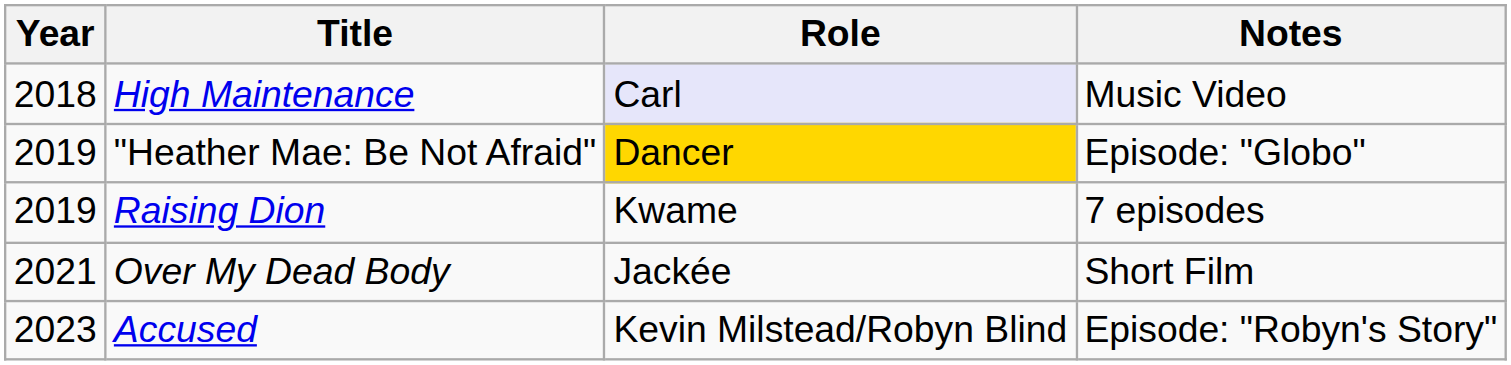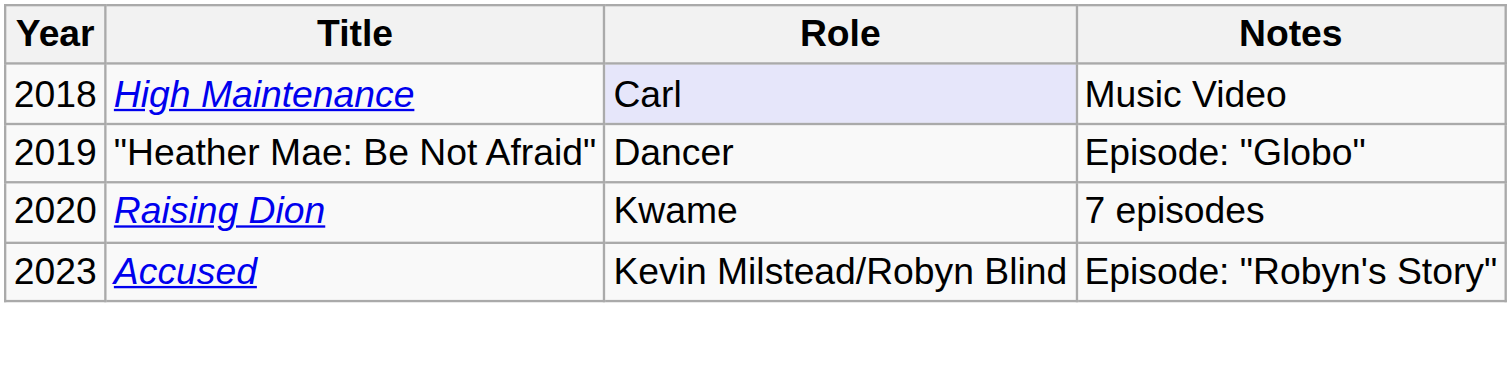(673, 152) gold background -> (673, 152) no background
(55, 211) 2019 -> (55, 211) 2020
- row: (282, 270)
